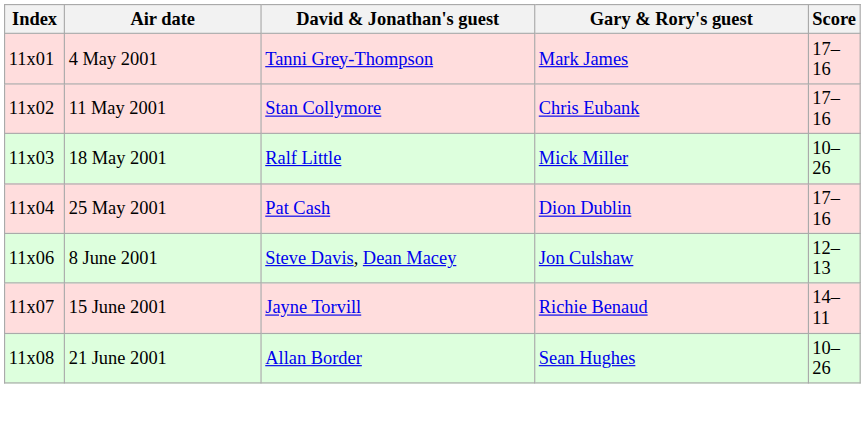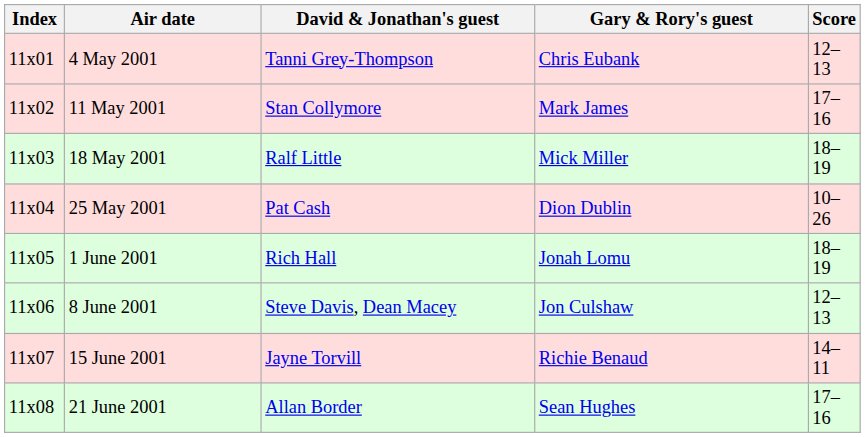(584, 58) Mark James -> (589, 58) Chris Eubank
(826, 58) 17–16 -> (826, 58) 12–13
(589, 108) Chris Eubank -> (584, 108) Mark James
(826, 158) 10–26 -> (826, 158) 18–19
(826, 208) 17–16 -> (826, 208) 10–26
+ row: (113, 258)
(826, 357) 10–26 -> (826, 407) 17–16
